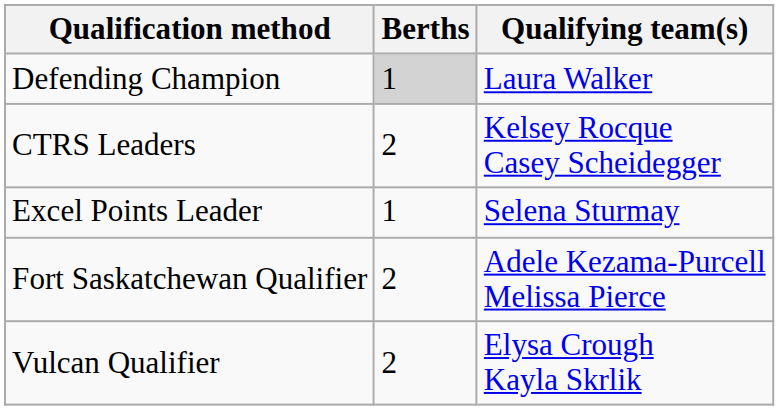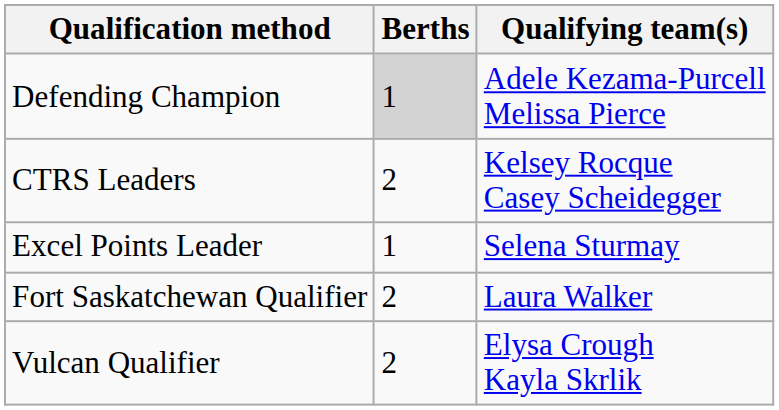(568, 78) Laura Walker -> (625, 95) Adele Kezama-Purcell Melissa Pierce
(625, 278) Adele Kezama-Purcell Melissa Pierce -> (568, 295) Laura Walker
